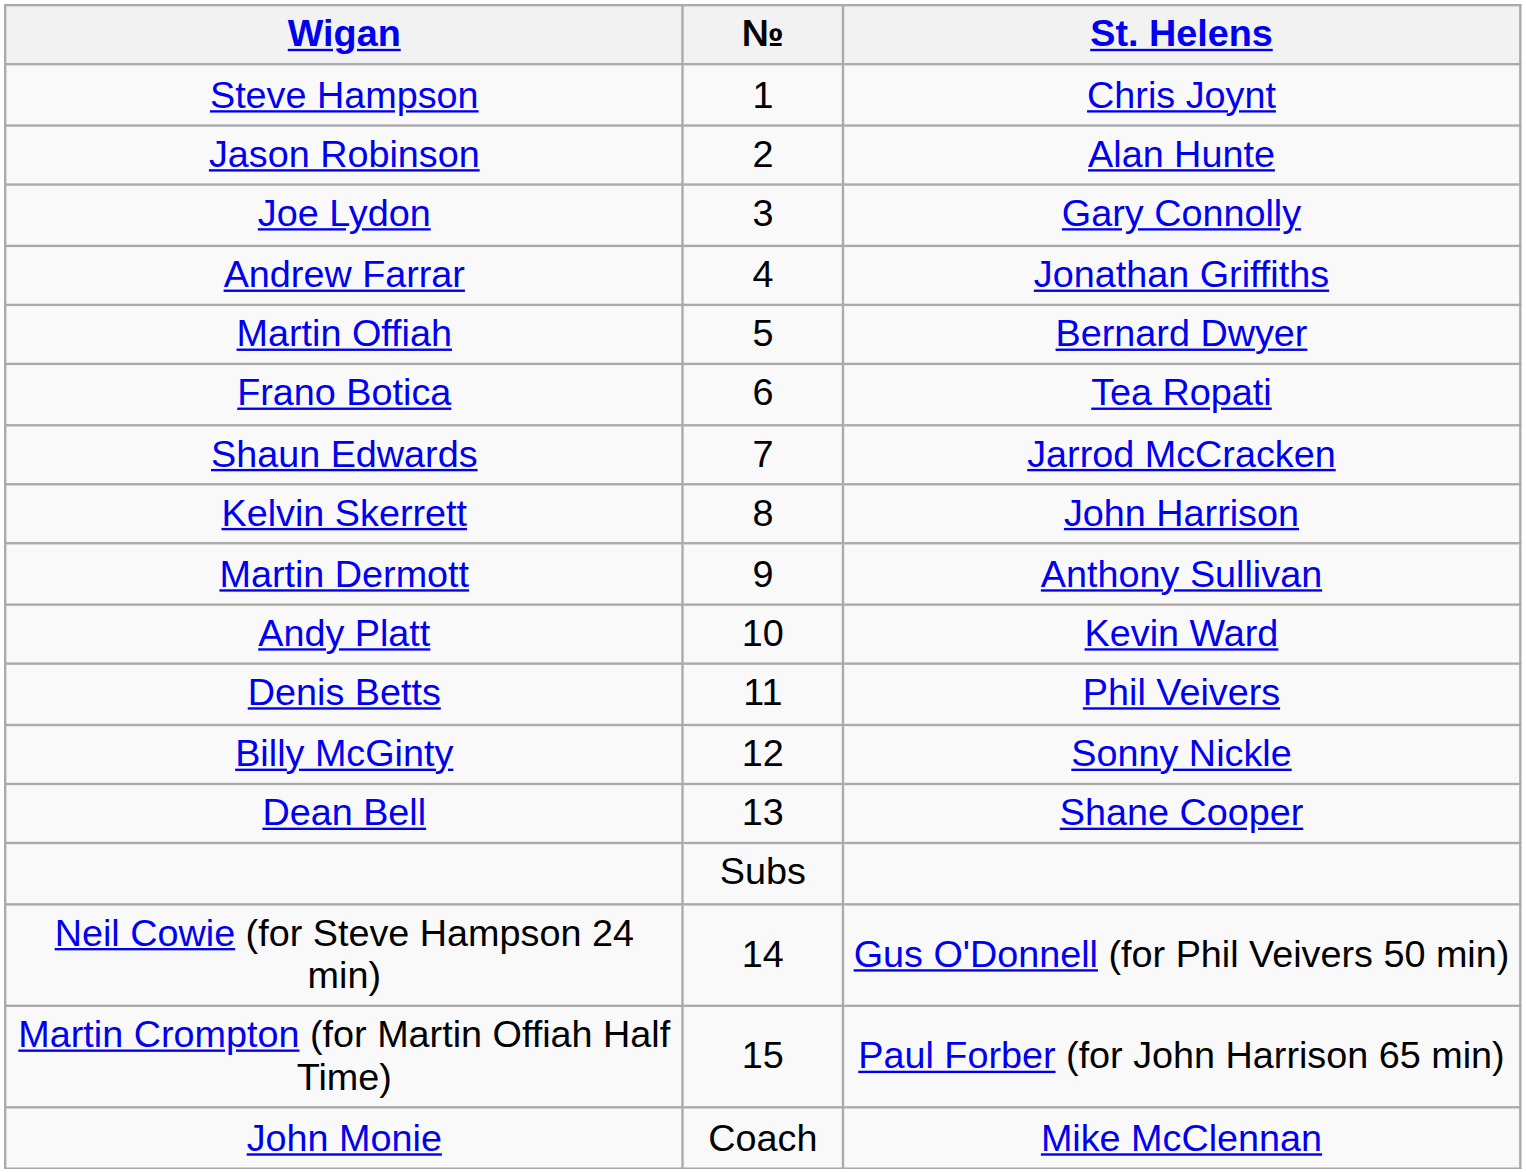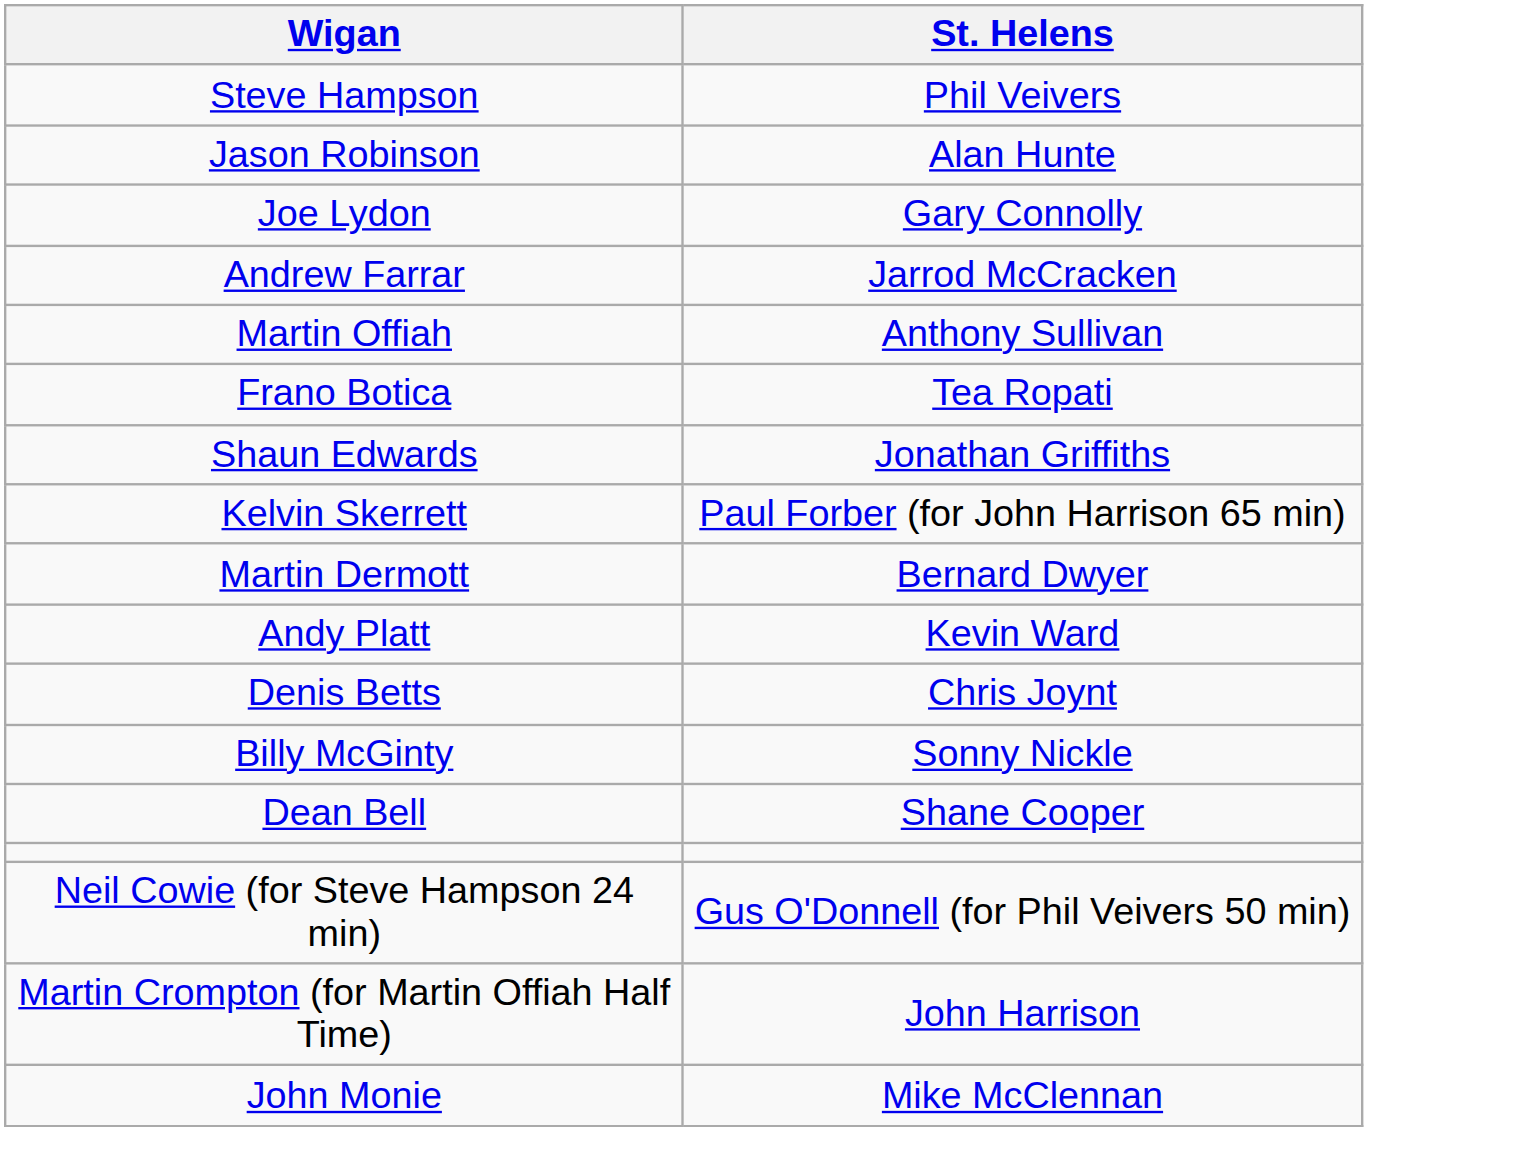- column: (763, 34)
(1181, 94) Chris Joynt -> (1022, 94) Phil Veivers
(1181, 273) Jonathan Griffiths -> (1022, 273) Jarrod McCracken
(1181, 333) Bernard Dwyer -> (1022, 333) Anthony Sullivan
(1181, 453) Jarrod McCracken -> (1022, 453) Jonathan Griffiths
(1181, 513) John Harrison -> (1022, 513) Paul Forber (for John Harrison 65 min)
(1181, 573) Anthony Sullivan -> (1022, 573) Bernard Dwyer
(1181, 693) Phil Veivers -> (1022, 693) Chris Joynt
(1181, 1056) Paul Forber (for John Harrison 65 min) -> (1022, 1013) John Harrison
